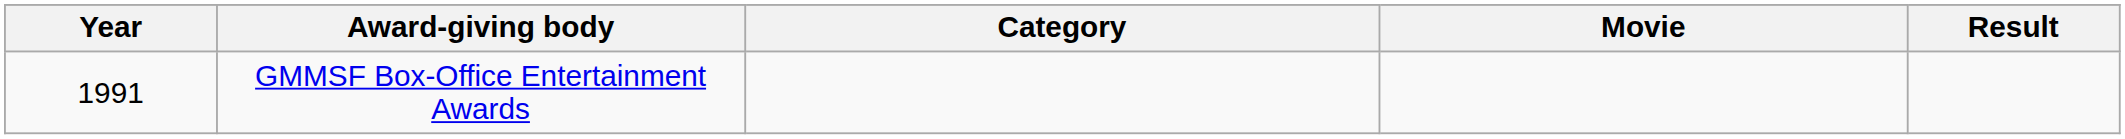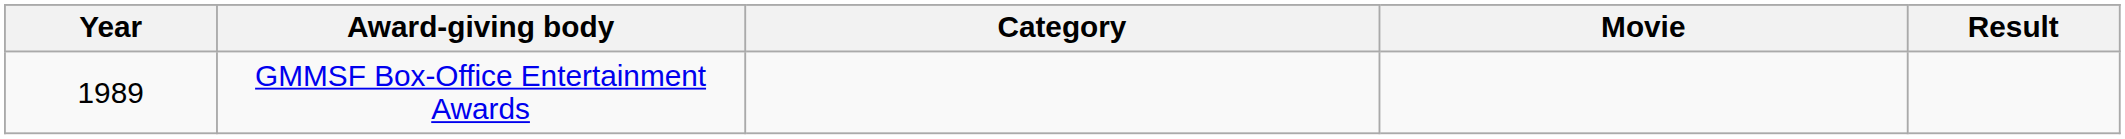(111, 92) 1991 -> (111, 92) 1989
